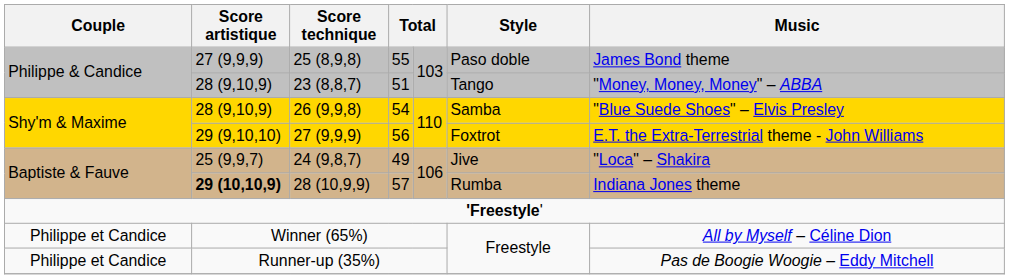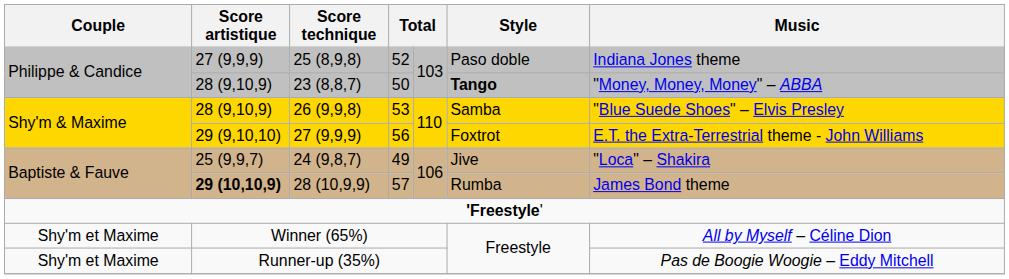(401, 60) 55 -> (401, 60) 52
(661, 60) James Bond theme -> (667, 60) Indiana Jones theme
(401, 85) 51 -> (401, 85) 50
(472, 85) normal -> (474, 85) bold
(401, 110) 54 -> (401, 110) 53
(667, 185) Indiana Jones theme -> (661, 185) James Bond theme
(98, 235) Philippe et Candice -> (98, 235) Shy'm et Maxime
(98, 260) Philippe et Candice -> (98, 260) Shy'm et Maxime
